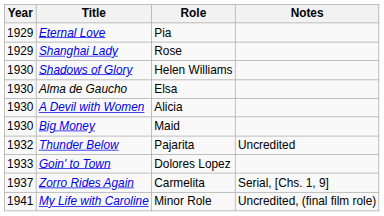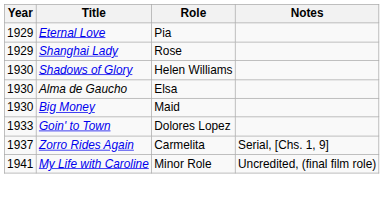- row: (92, 107)
- row: (79, 145)
